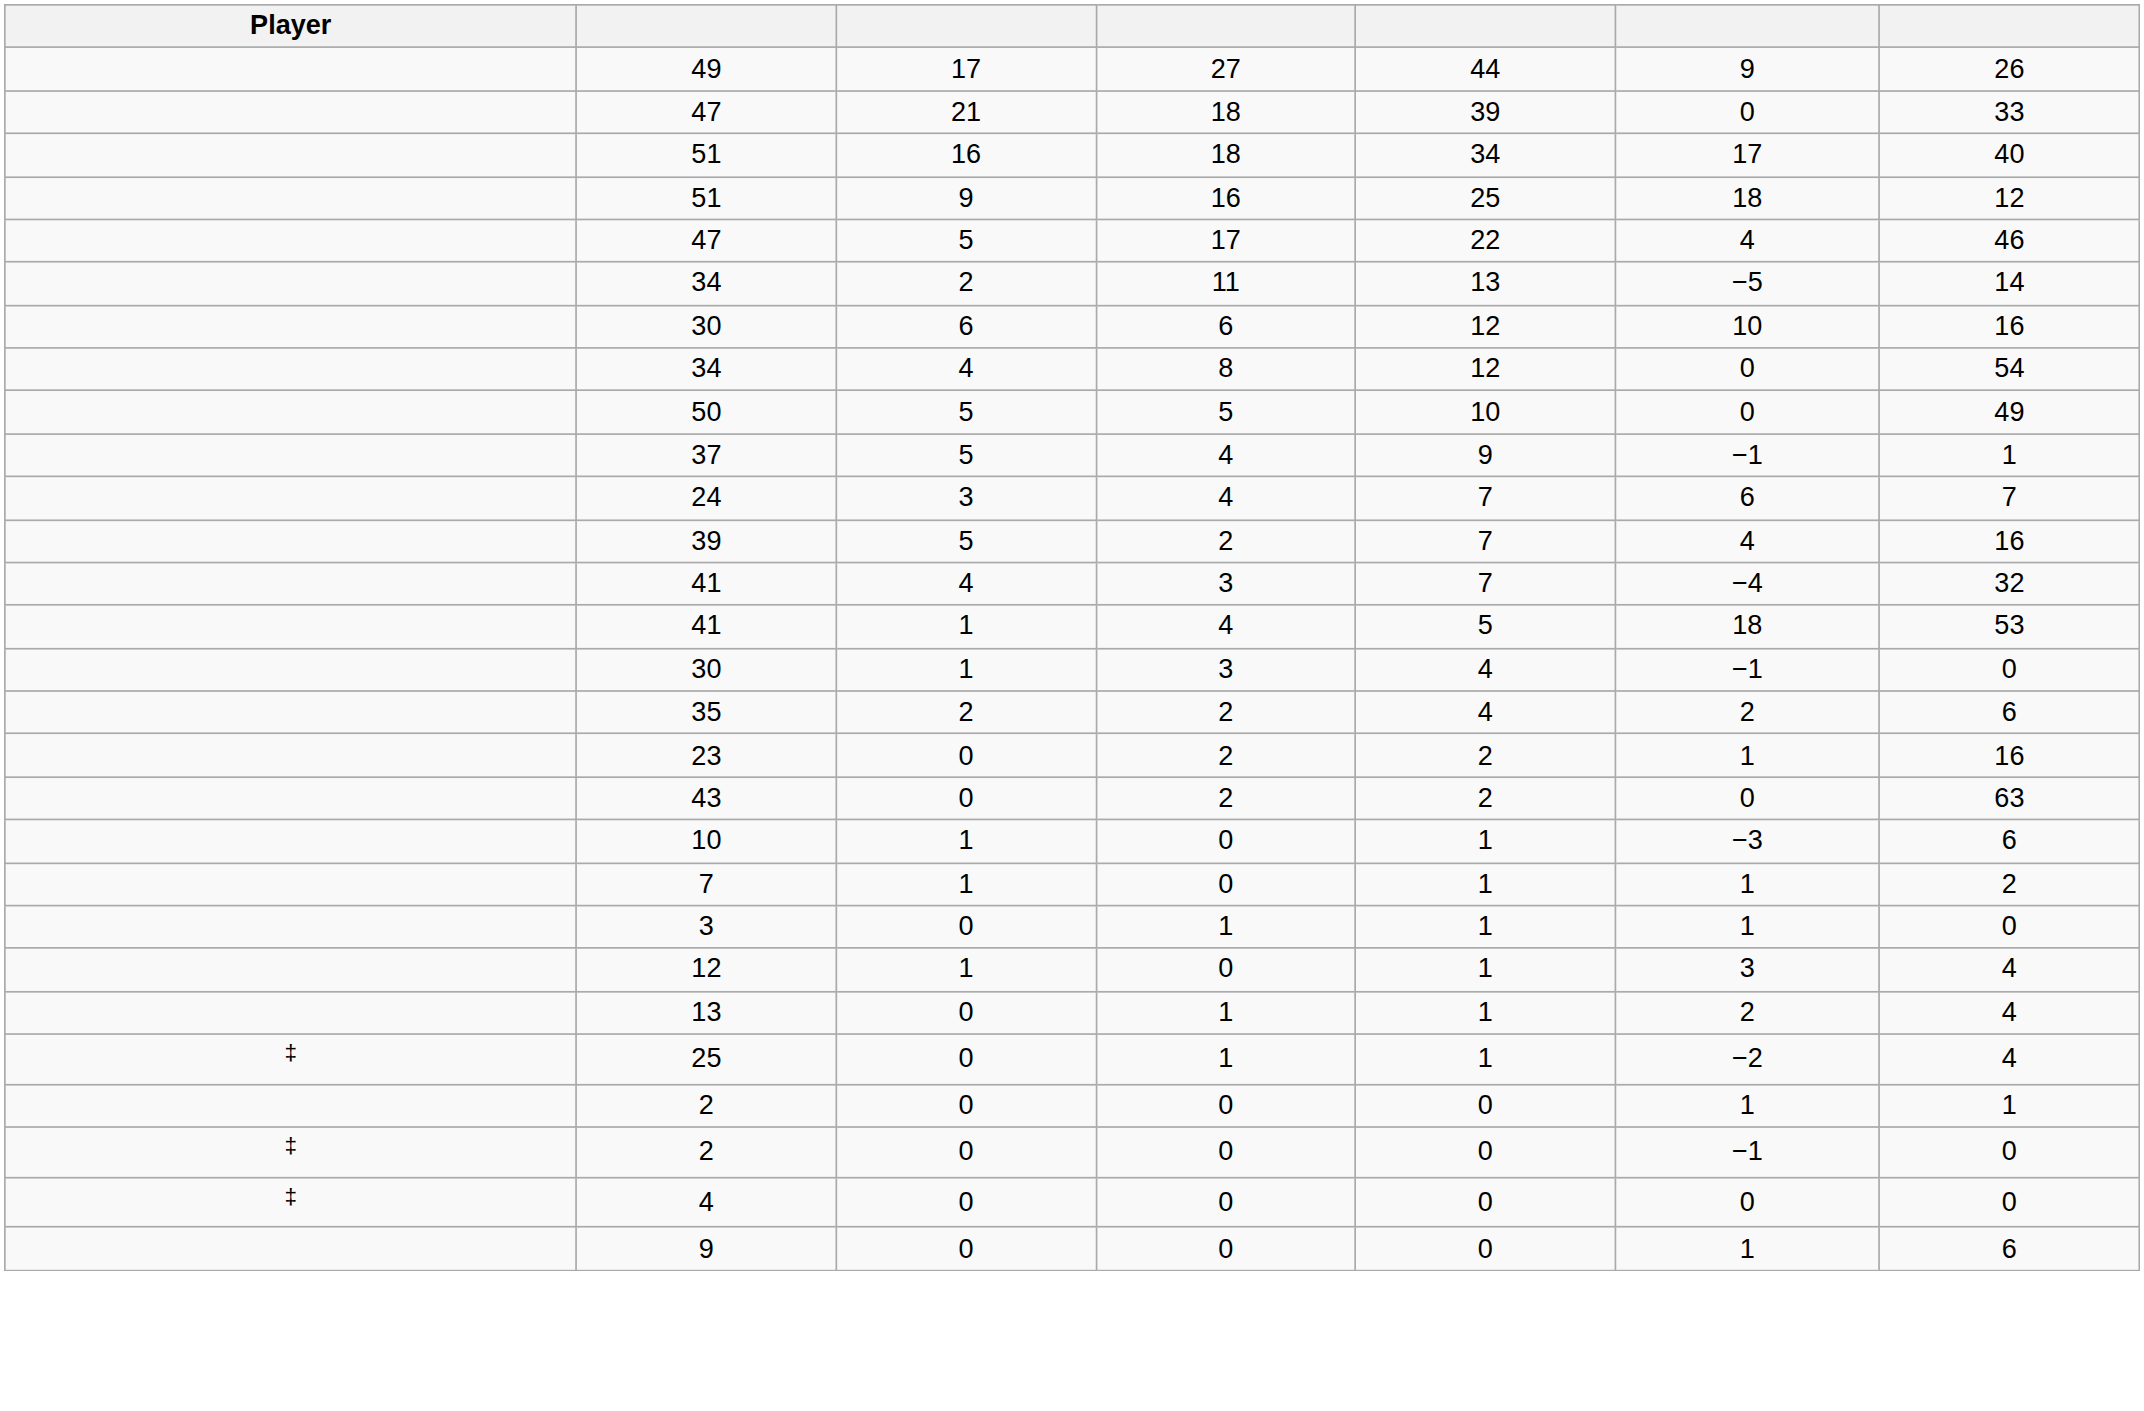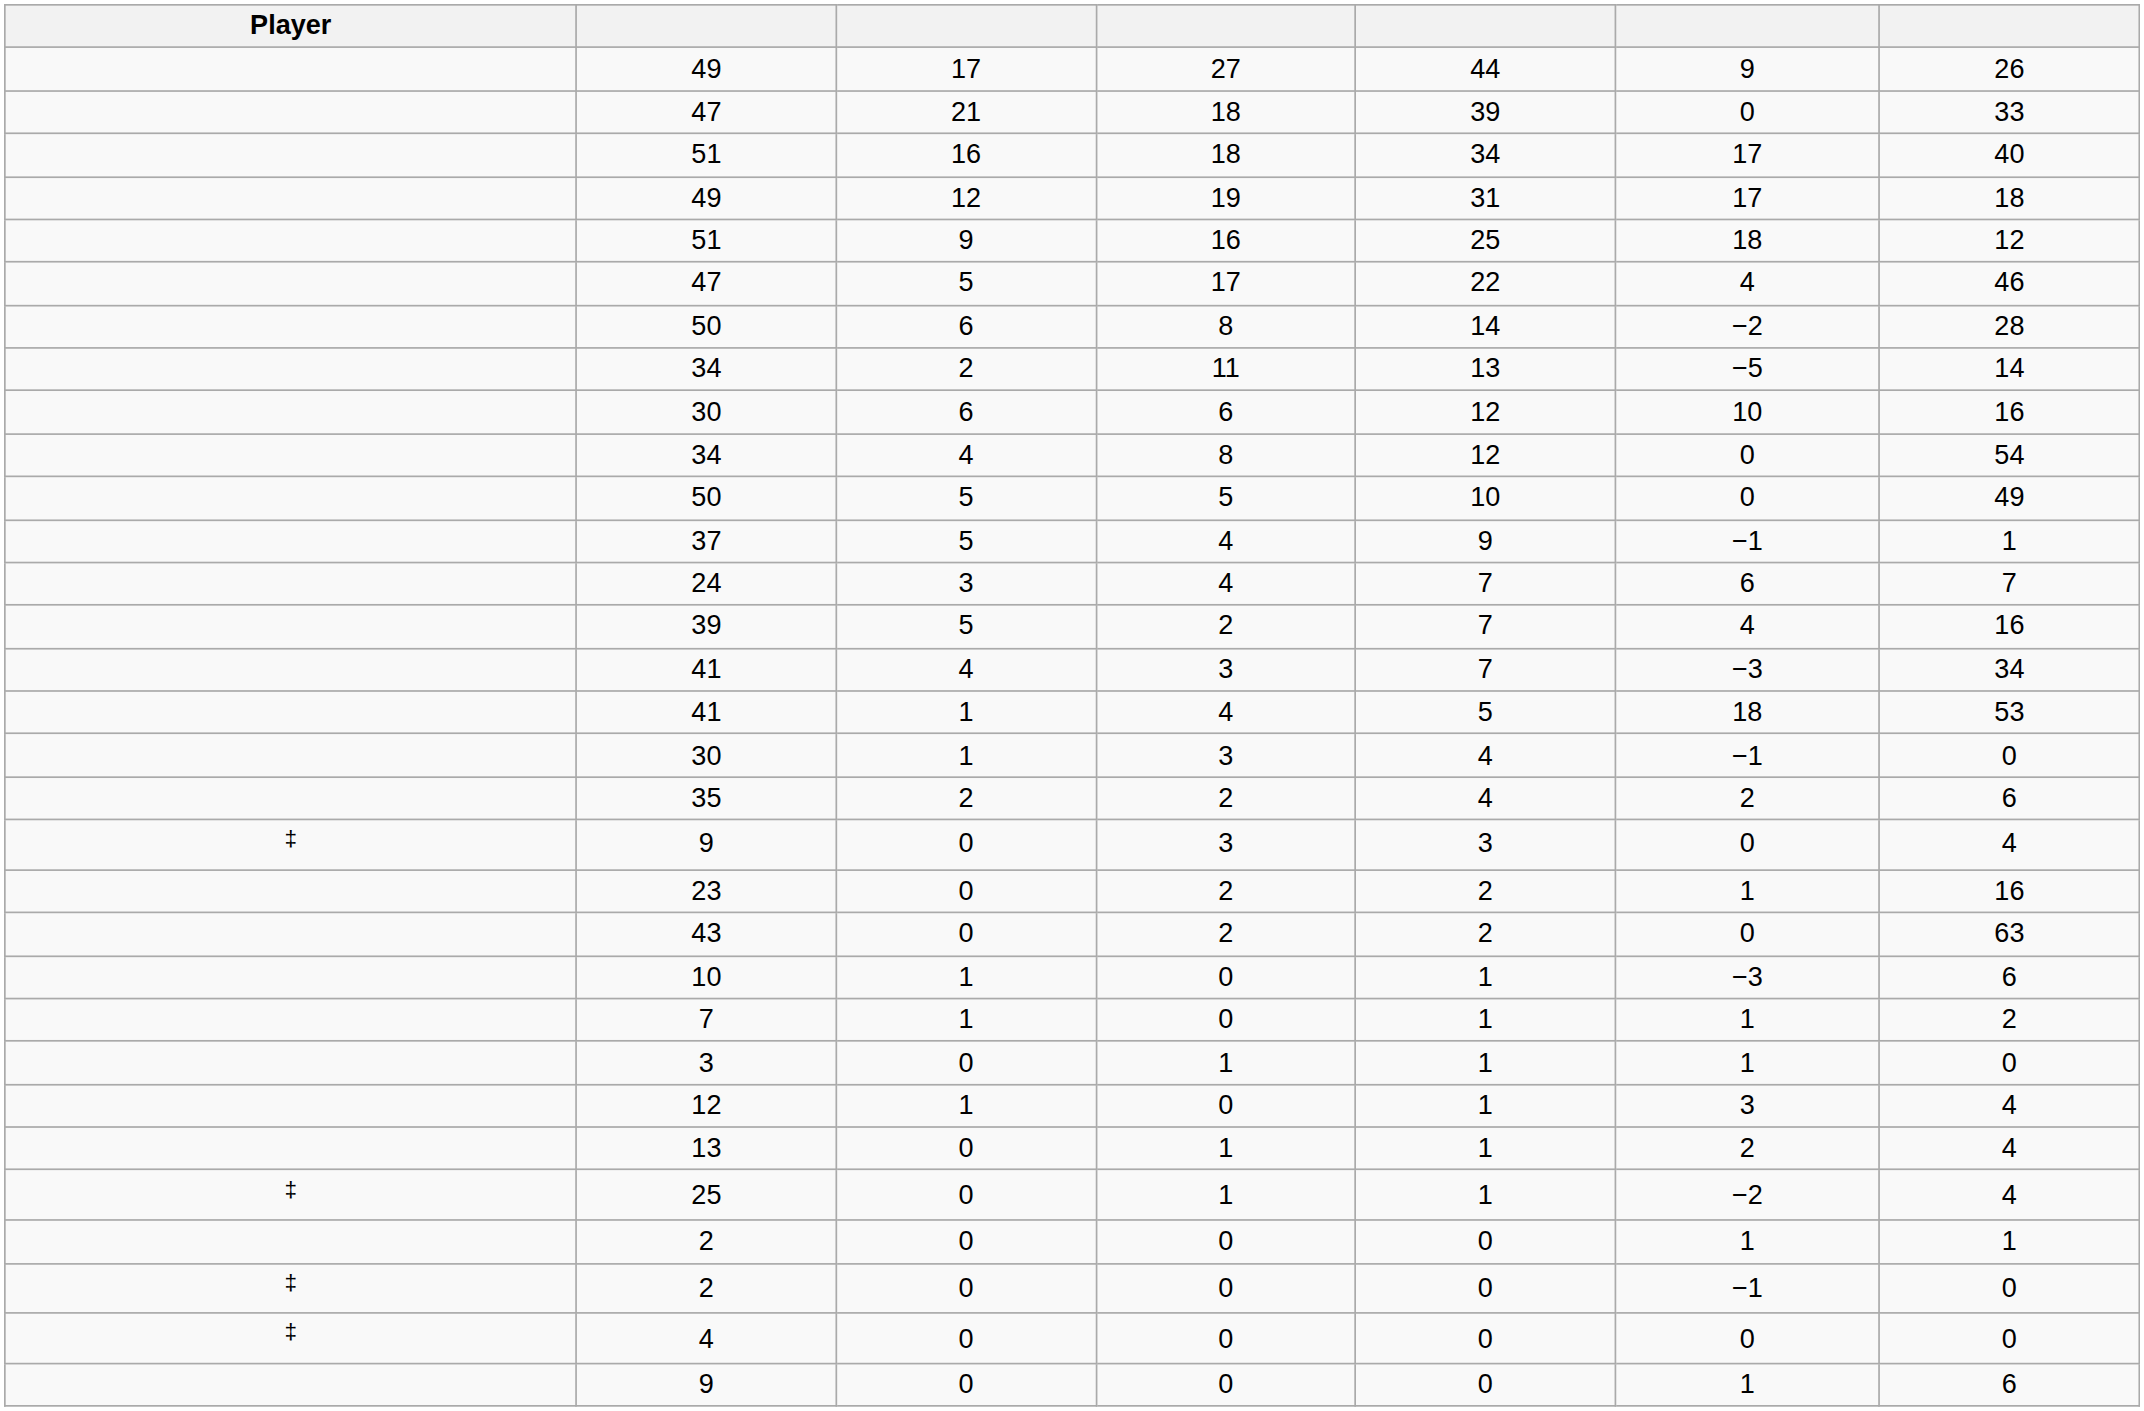+ row: (706, 197)
+ row: (706, 326)
(1747, 583) −4 -> (1747, 669) −3
(2009, 583) 32 -> (2009, 669) 34
+ row: (706, 844)
